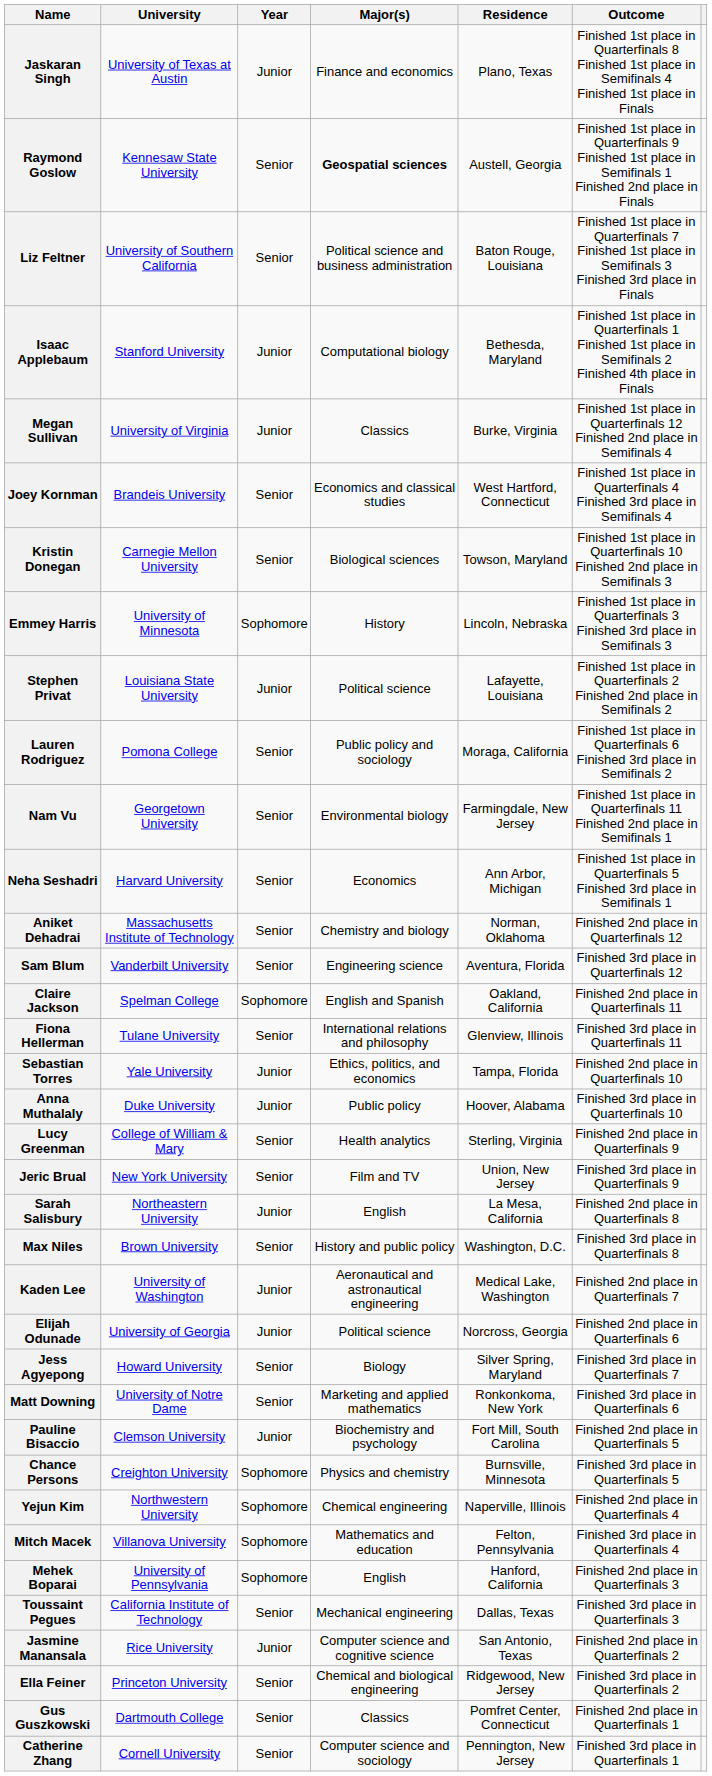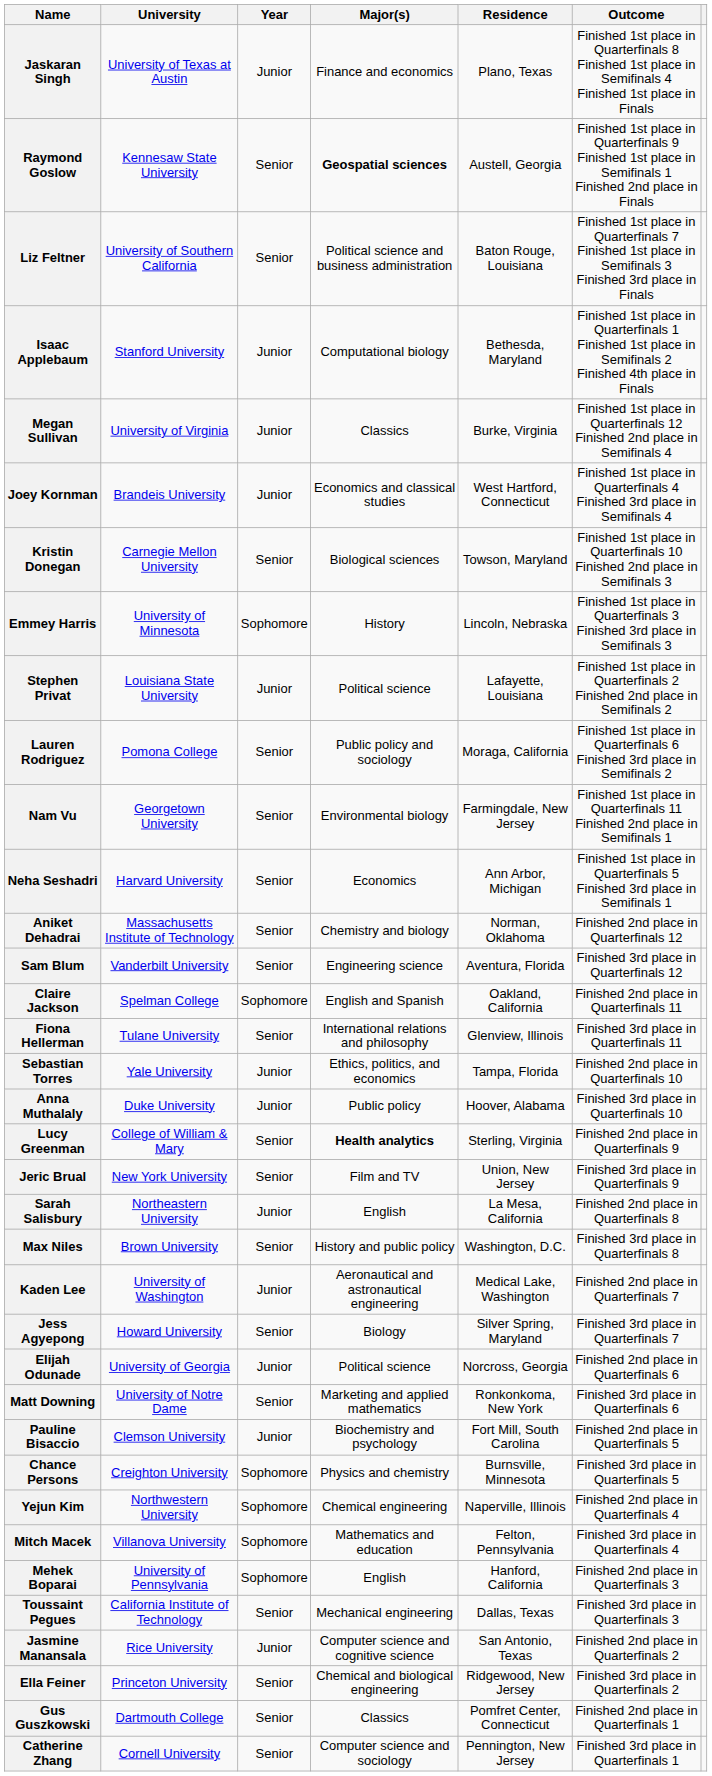(274, 495) Senior -> (274, 495) Junior
(385, 1141) normal -> (385, 1141) bold
rows swapped: (53, 1366) <-> (53, 1331)
